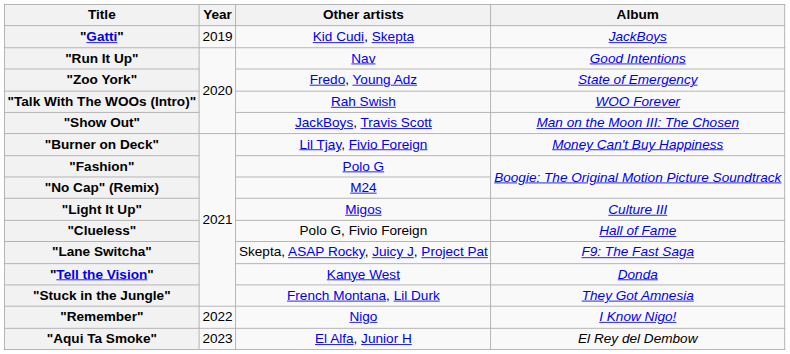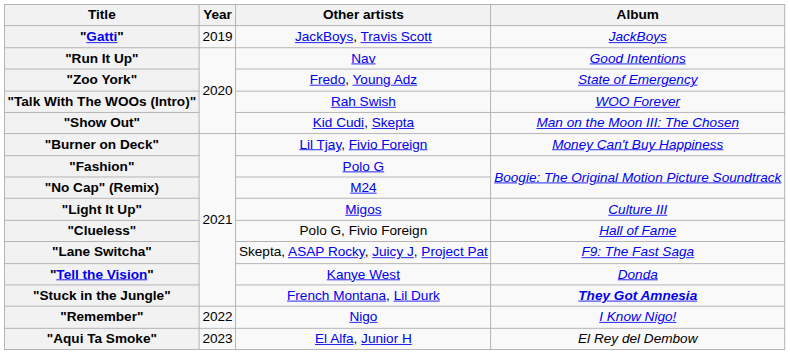(363, 36) Kid Cudi, Skepta -> (363, 36) JackBoys, Travis Scott
(363, 123) JackBoys, Travis Scott -> (363, 123) Kid Cudi, Skepta
(638, 295) normal -> (638, 295) bold
